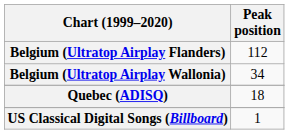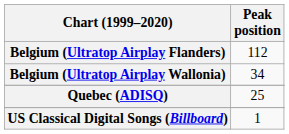(257, 96) 18 -> (257, 96) 25
